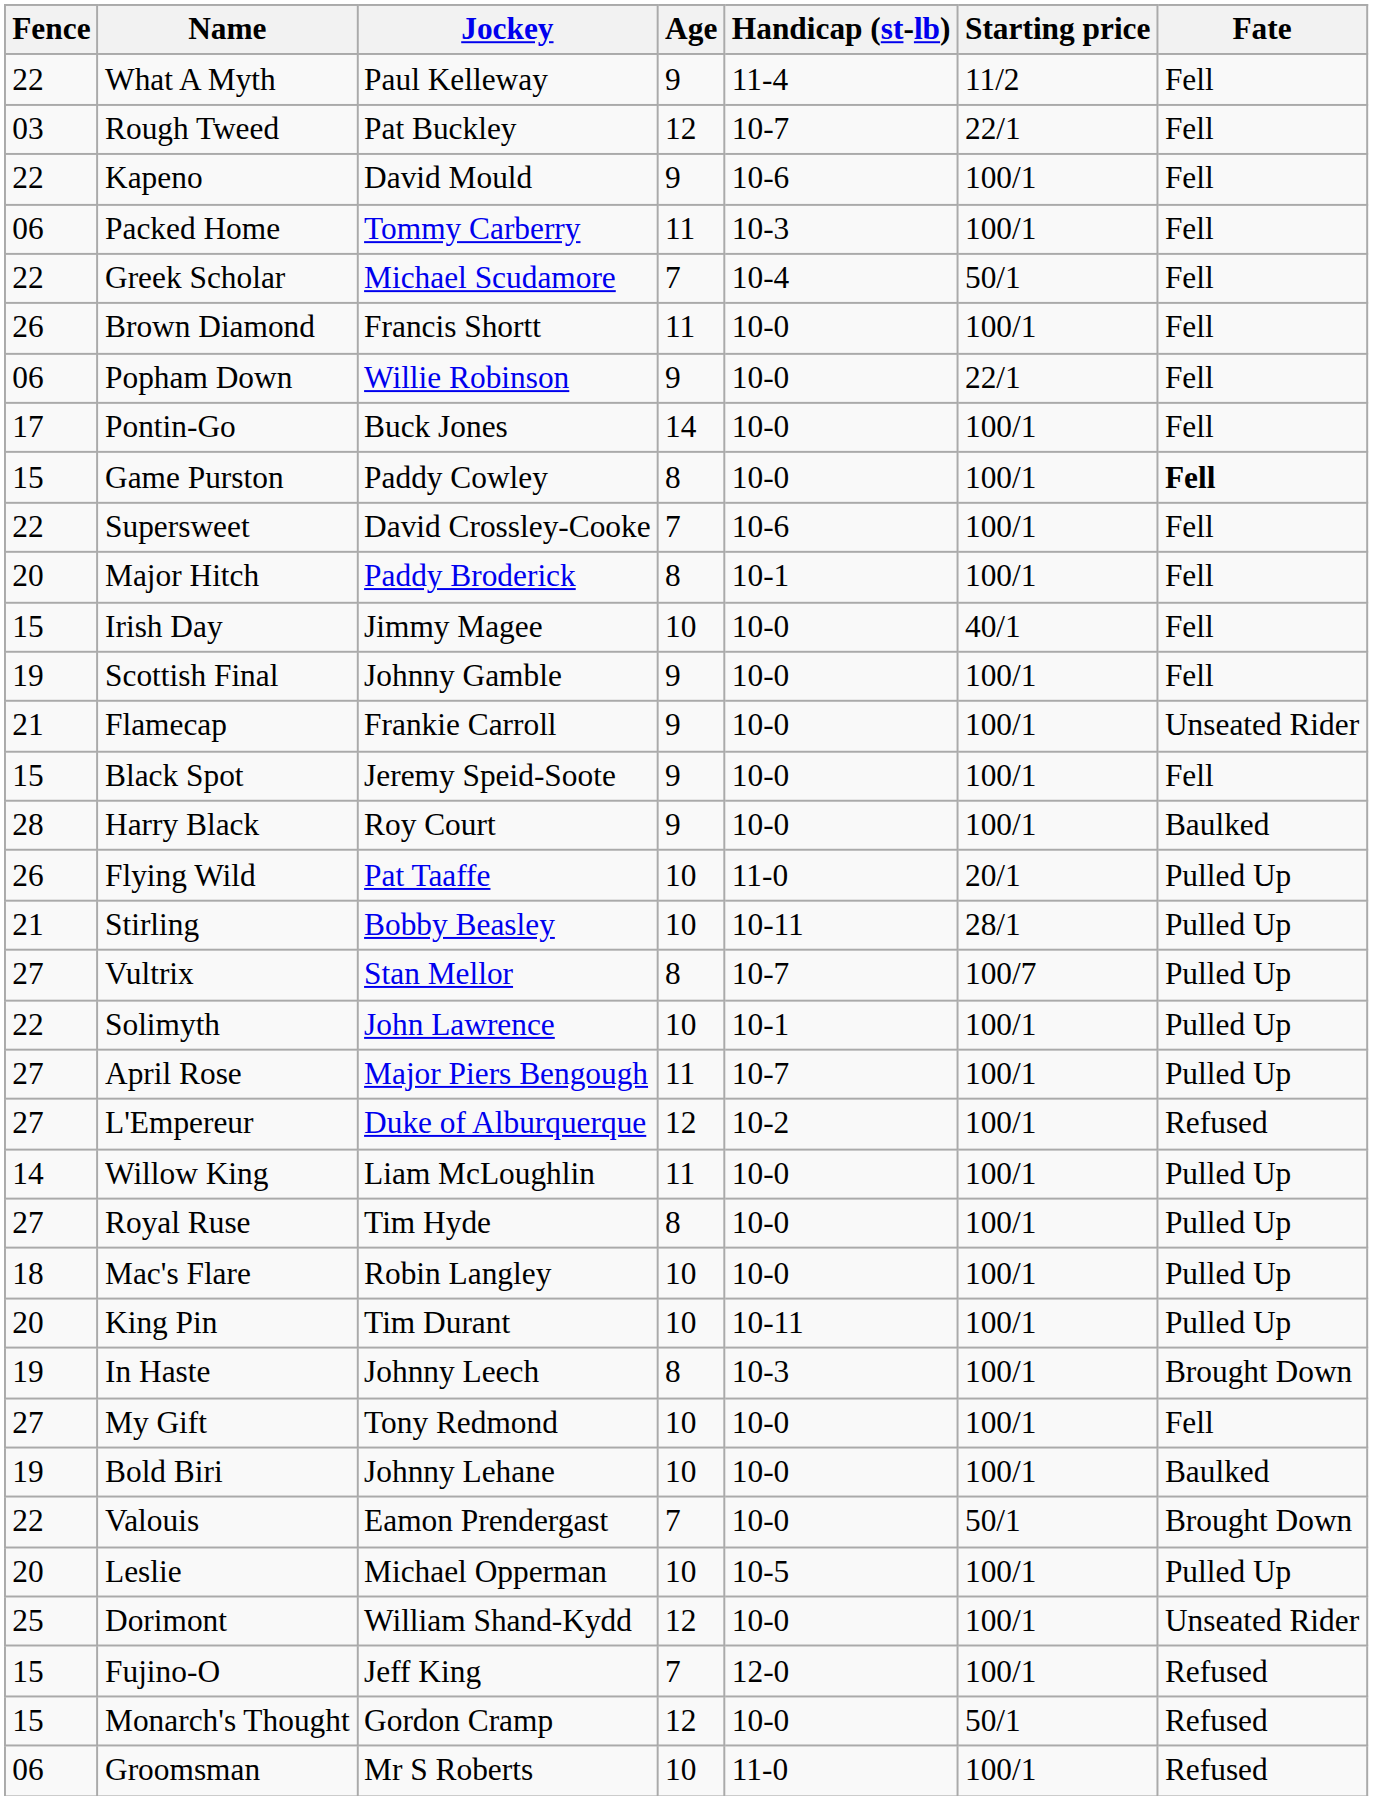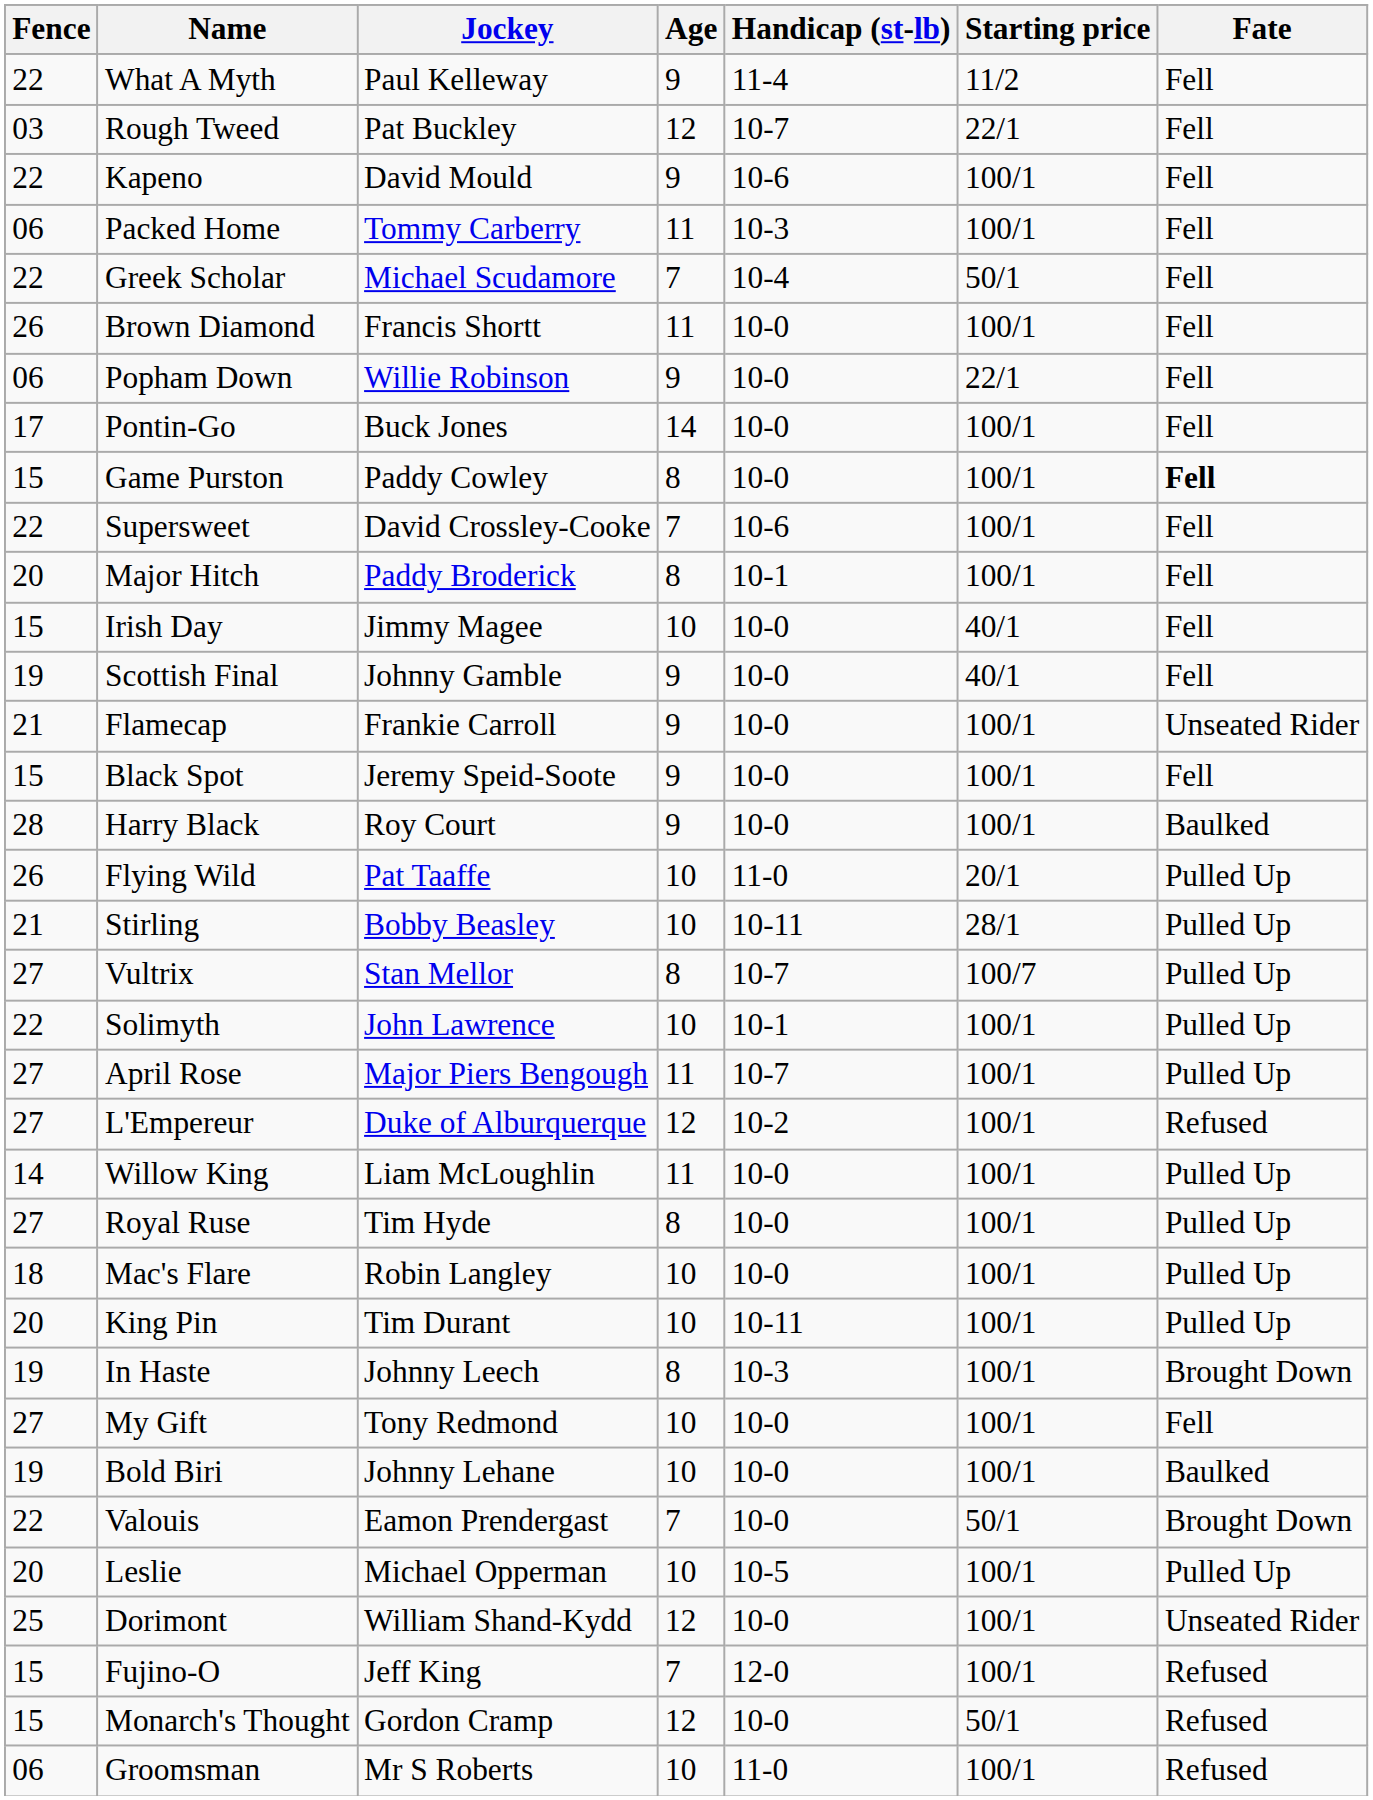(1001, 675) 100/1 -> (993, 675) 40/1
